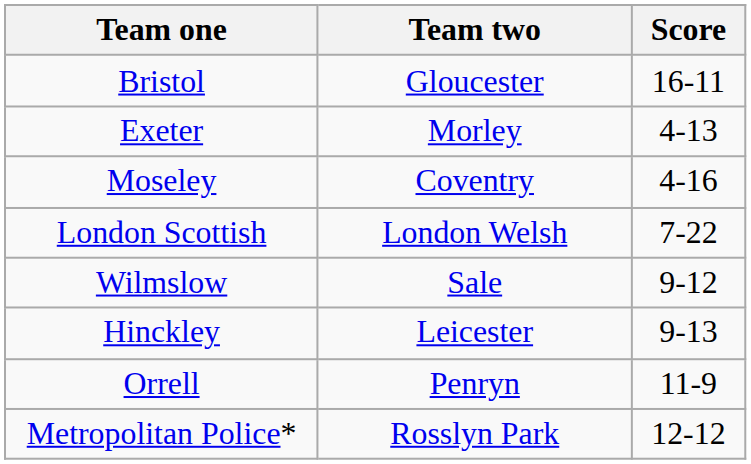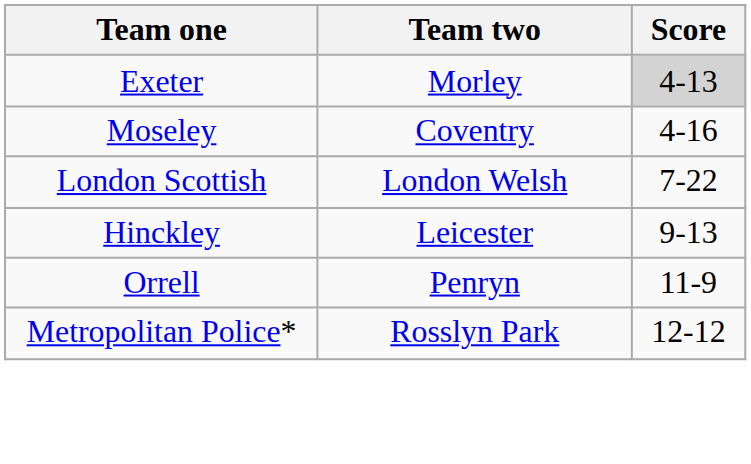- row: (162, 80)
(688, 130) no background -> (688, 80) lightgrey background
- row: (162, 282)
